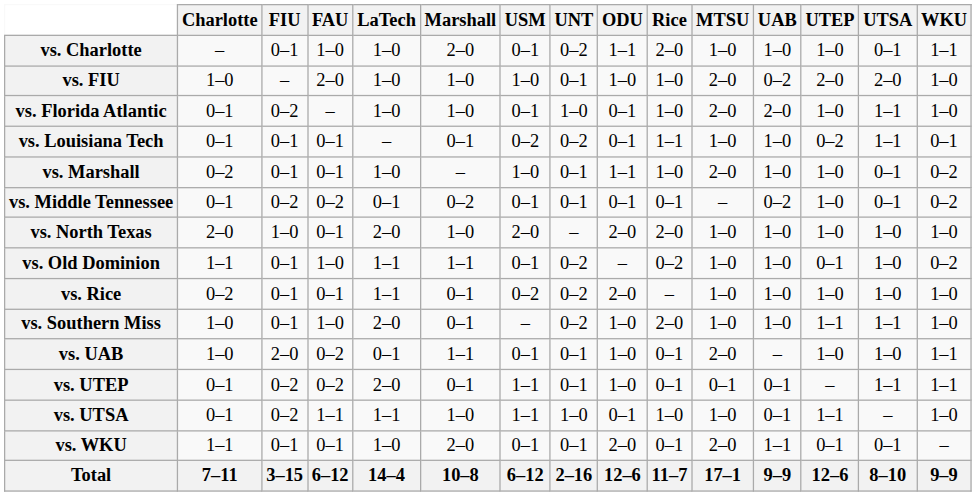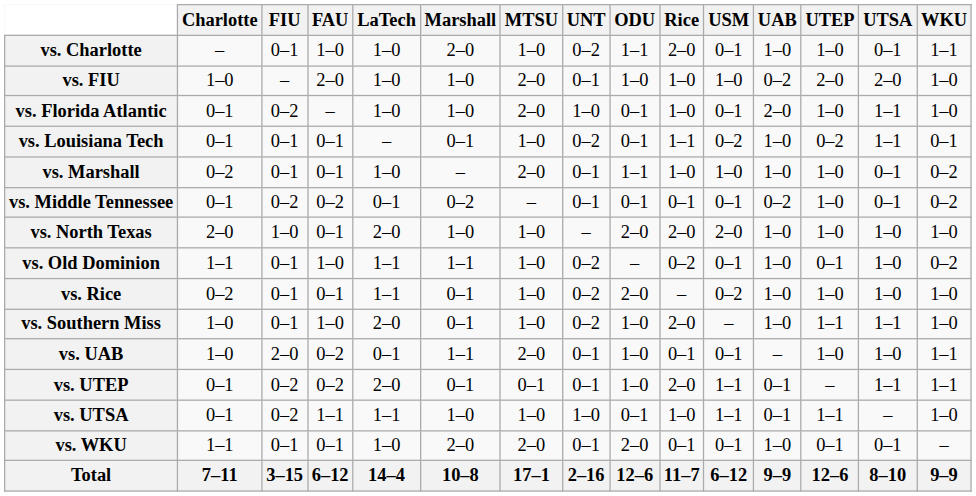columns swapped: (723, 20) <-> (525, 20)
(669, 384) 0–1 -> (682, 384) 2–0
(777, 445) 1–1 -> (777, 445) 1–0
